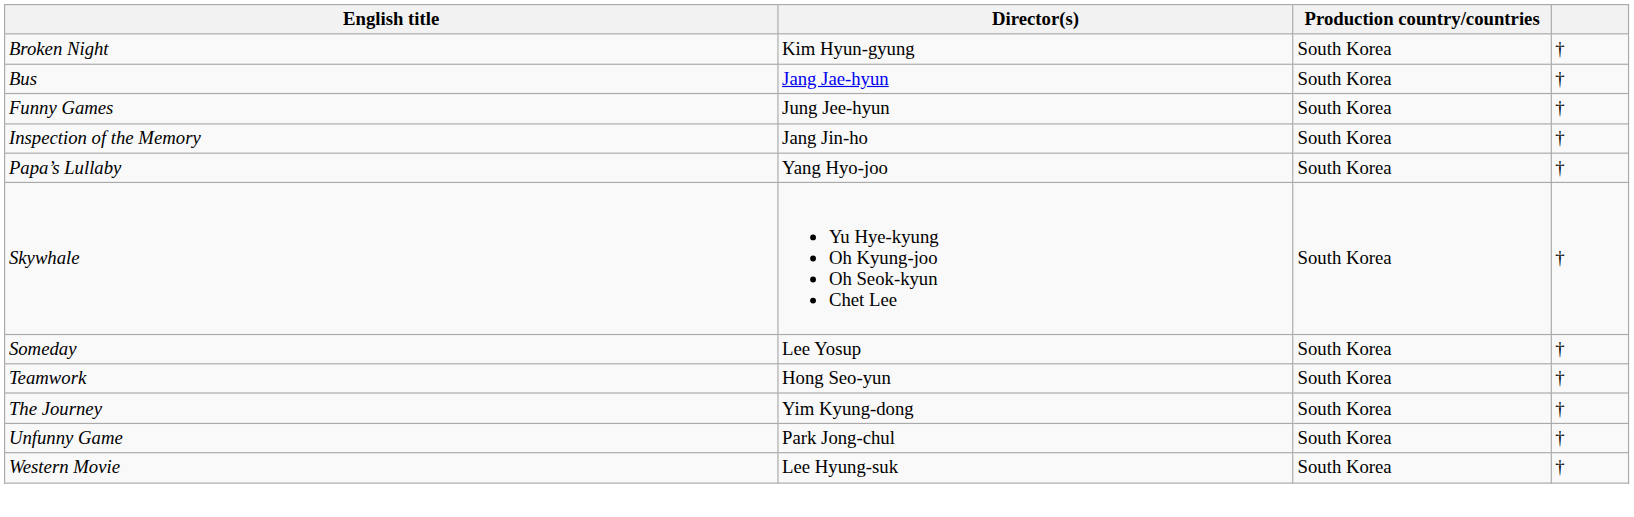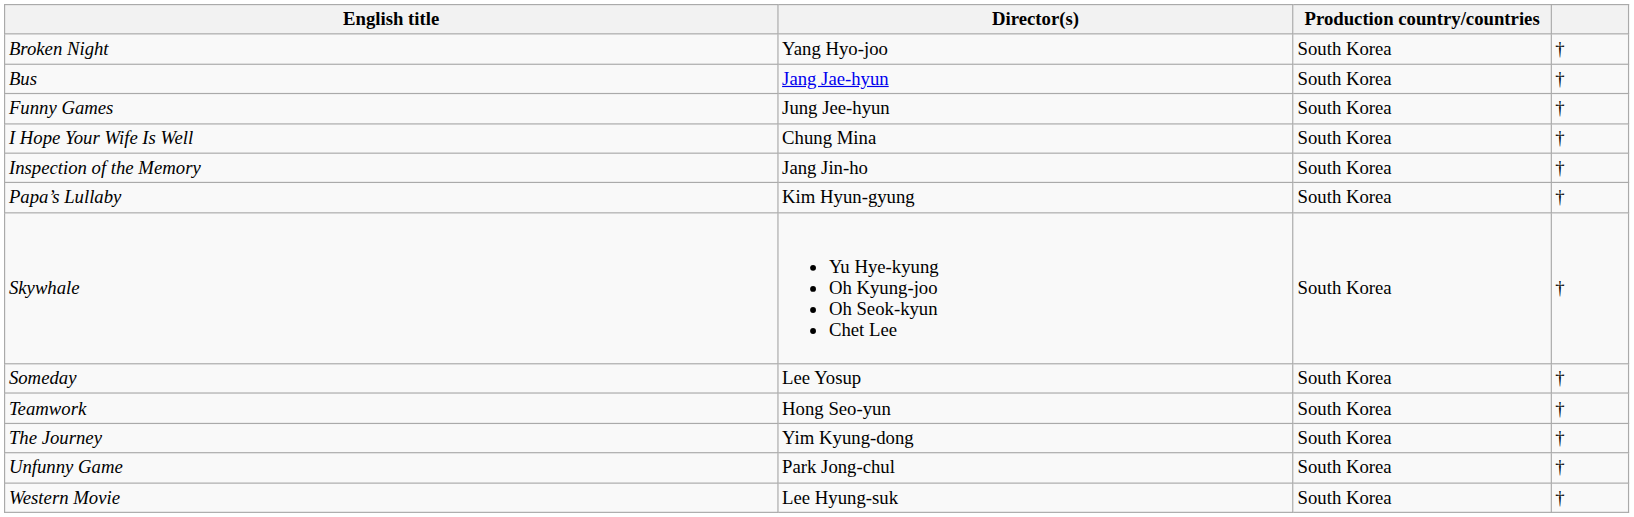(848, 49) Kim Hyun-gyung -> (835, 49) Yang Hyo-joo
+ row: (101, 138)
(835, 167) Yang Hyo-joo -> (848, 197) Kim Hyun-gyung
